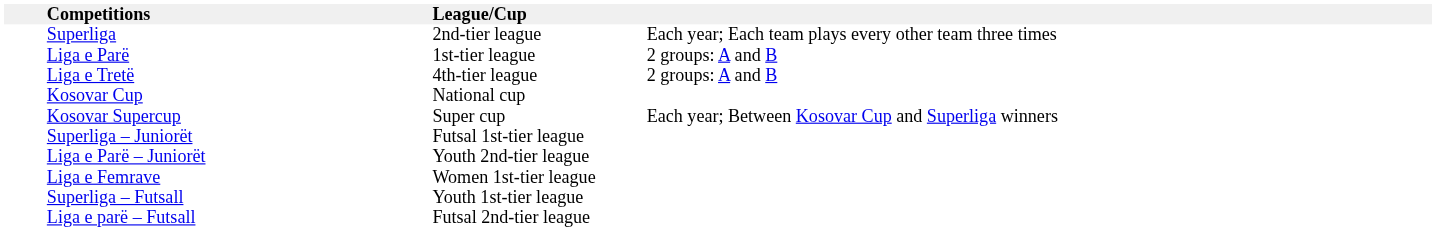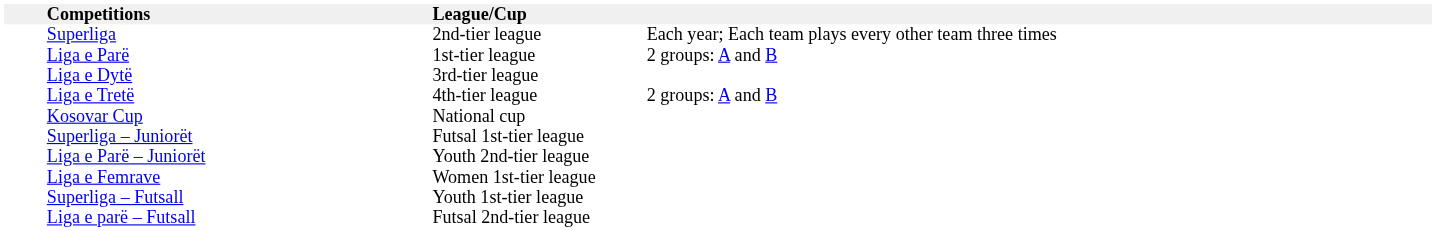+ row: (90, 75)
- row: (114, 115)
